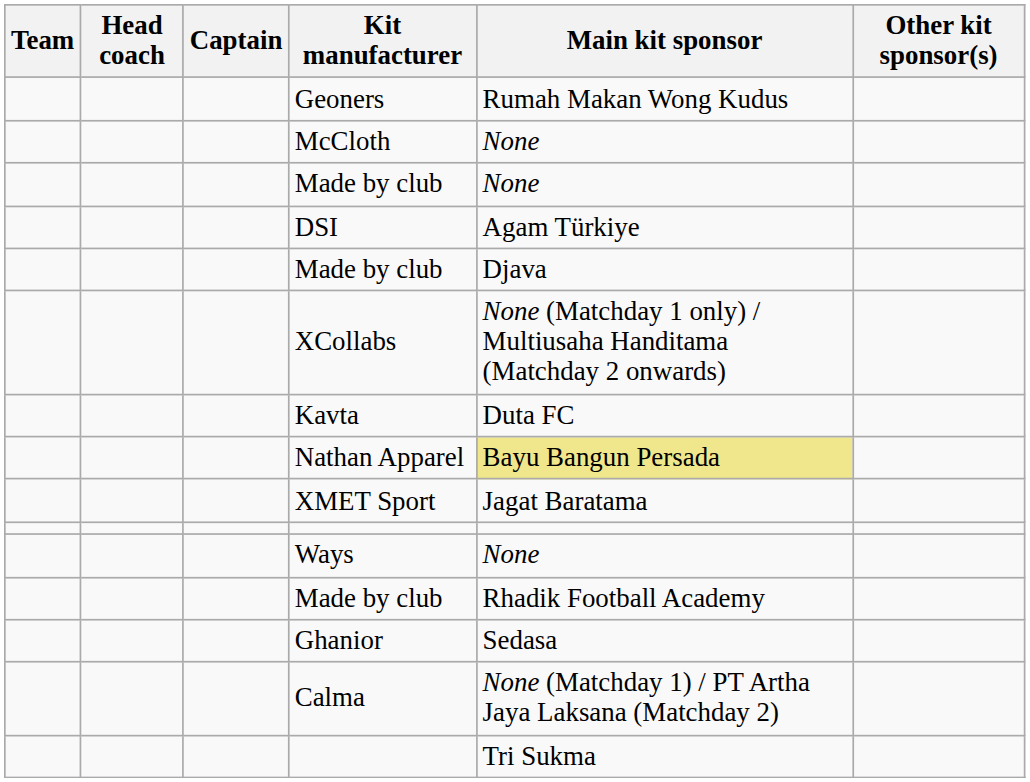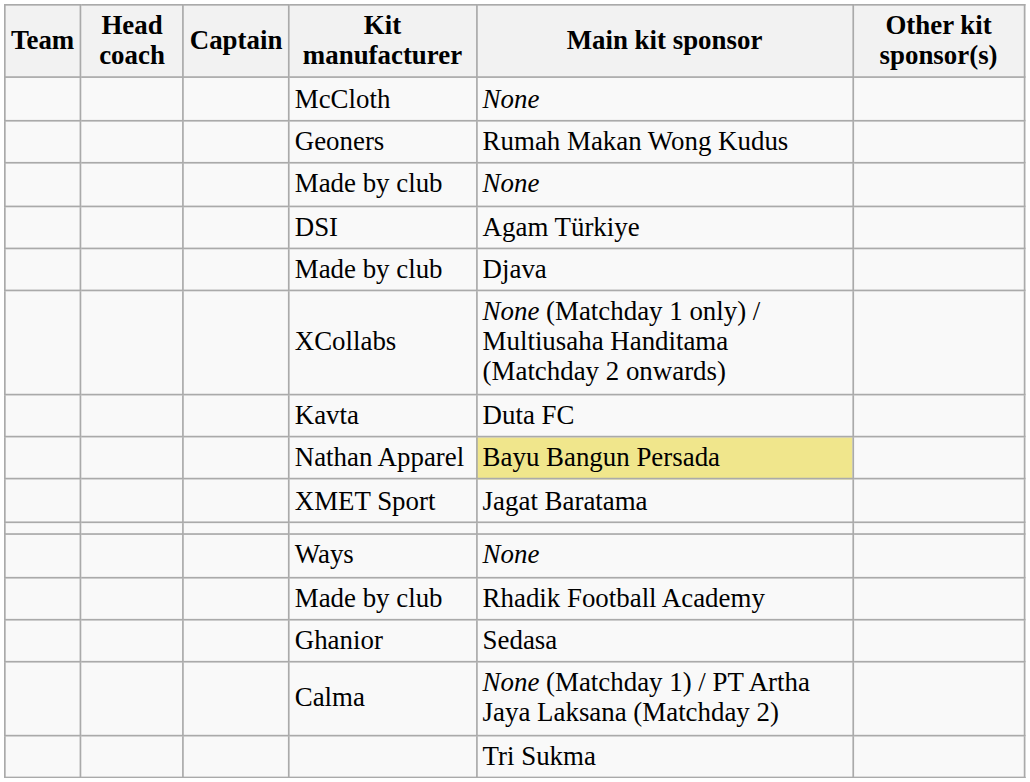rows swapped: (43, 142) <-> (43, 99)
